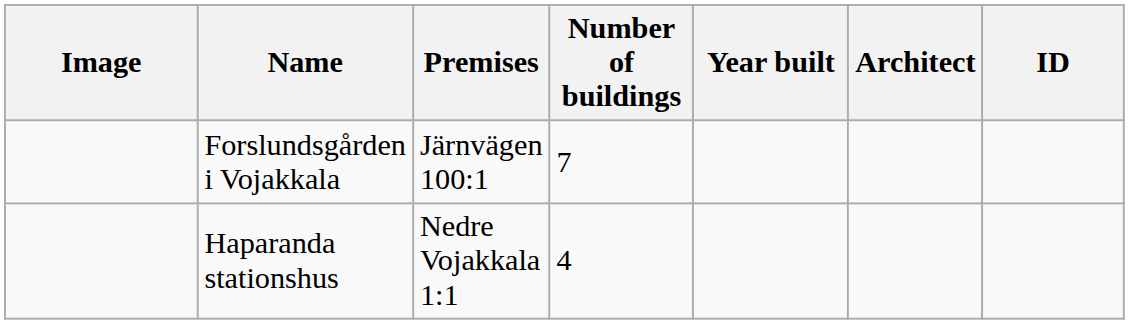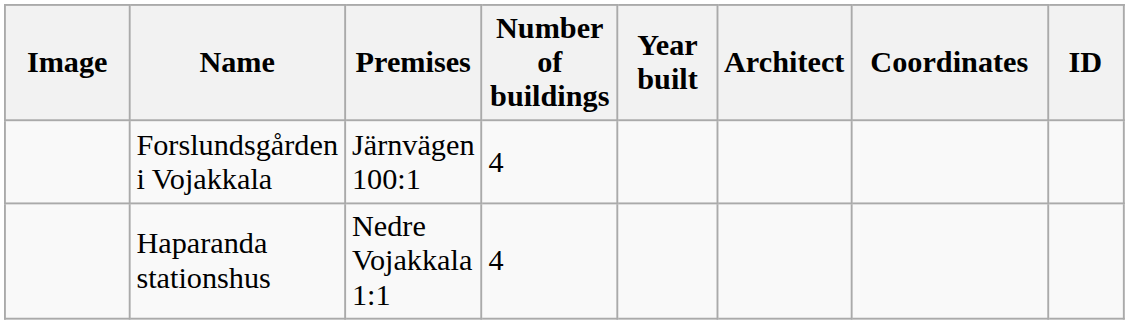+ column: (949, 62)
(564, 161) 7 -> (496, 161) 4
